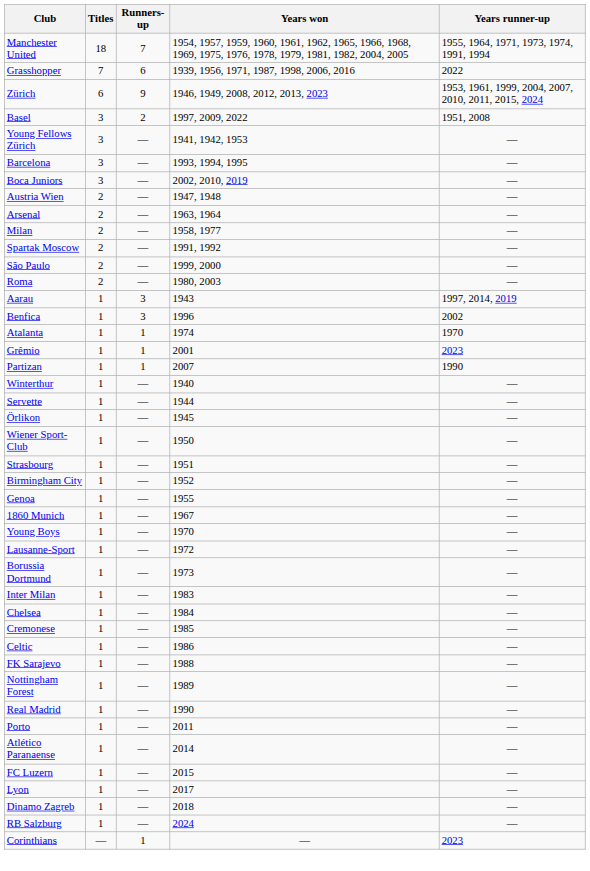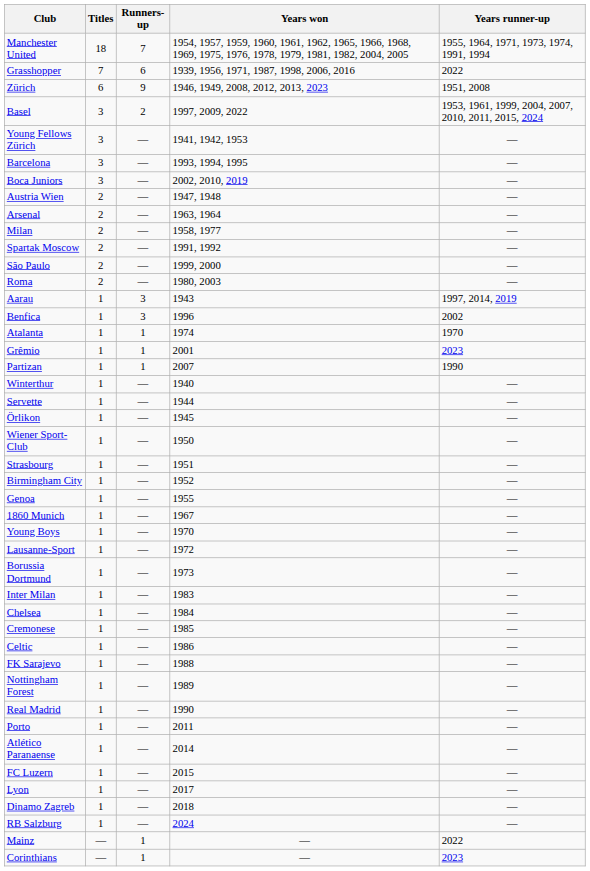(507, 94) 1953, 1961, 1999, 2004, 2007, 2010, 2011, 2015, 2024 -> (466, 88) 1951, 2008
(466, 117) 1951, 2008 -> (507, 111) 1953, 1961, 1999, 2004, 2007, 2010, 2011, 2015, 2024
+ row: (20, 840)
